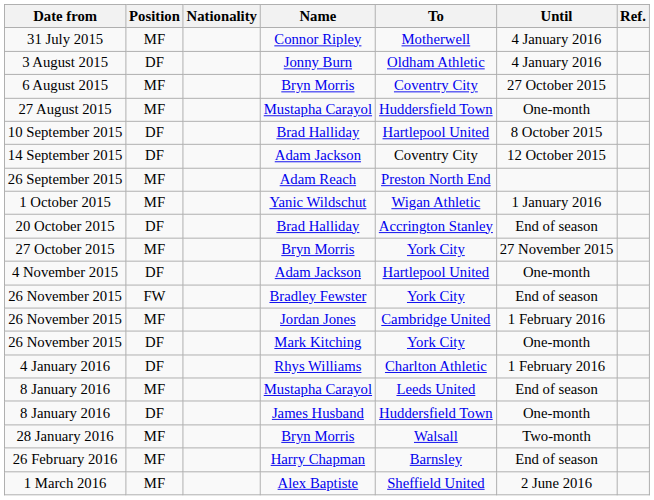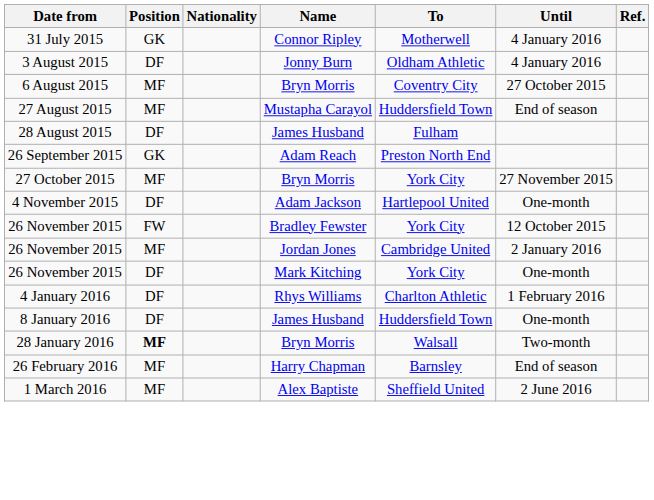(154, 39) MF -> (154, 39) GK
(557, 109) One-month -> (556, 109) End of season
+ row: (65, 132)
- row: (65, 132)
- row: (65, 156)
(154, 179) MF -> (154, 156) GK
- row: (65, 202)
- row: (65, 226)
(556, 296) End of season -> (556, 226) 12 October 2015
(556, 319) 1 February 2016 -> (556, 249) 2 January 2016
- row: (65, 389)
(154, 436) normal -> (154, 343) bold
